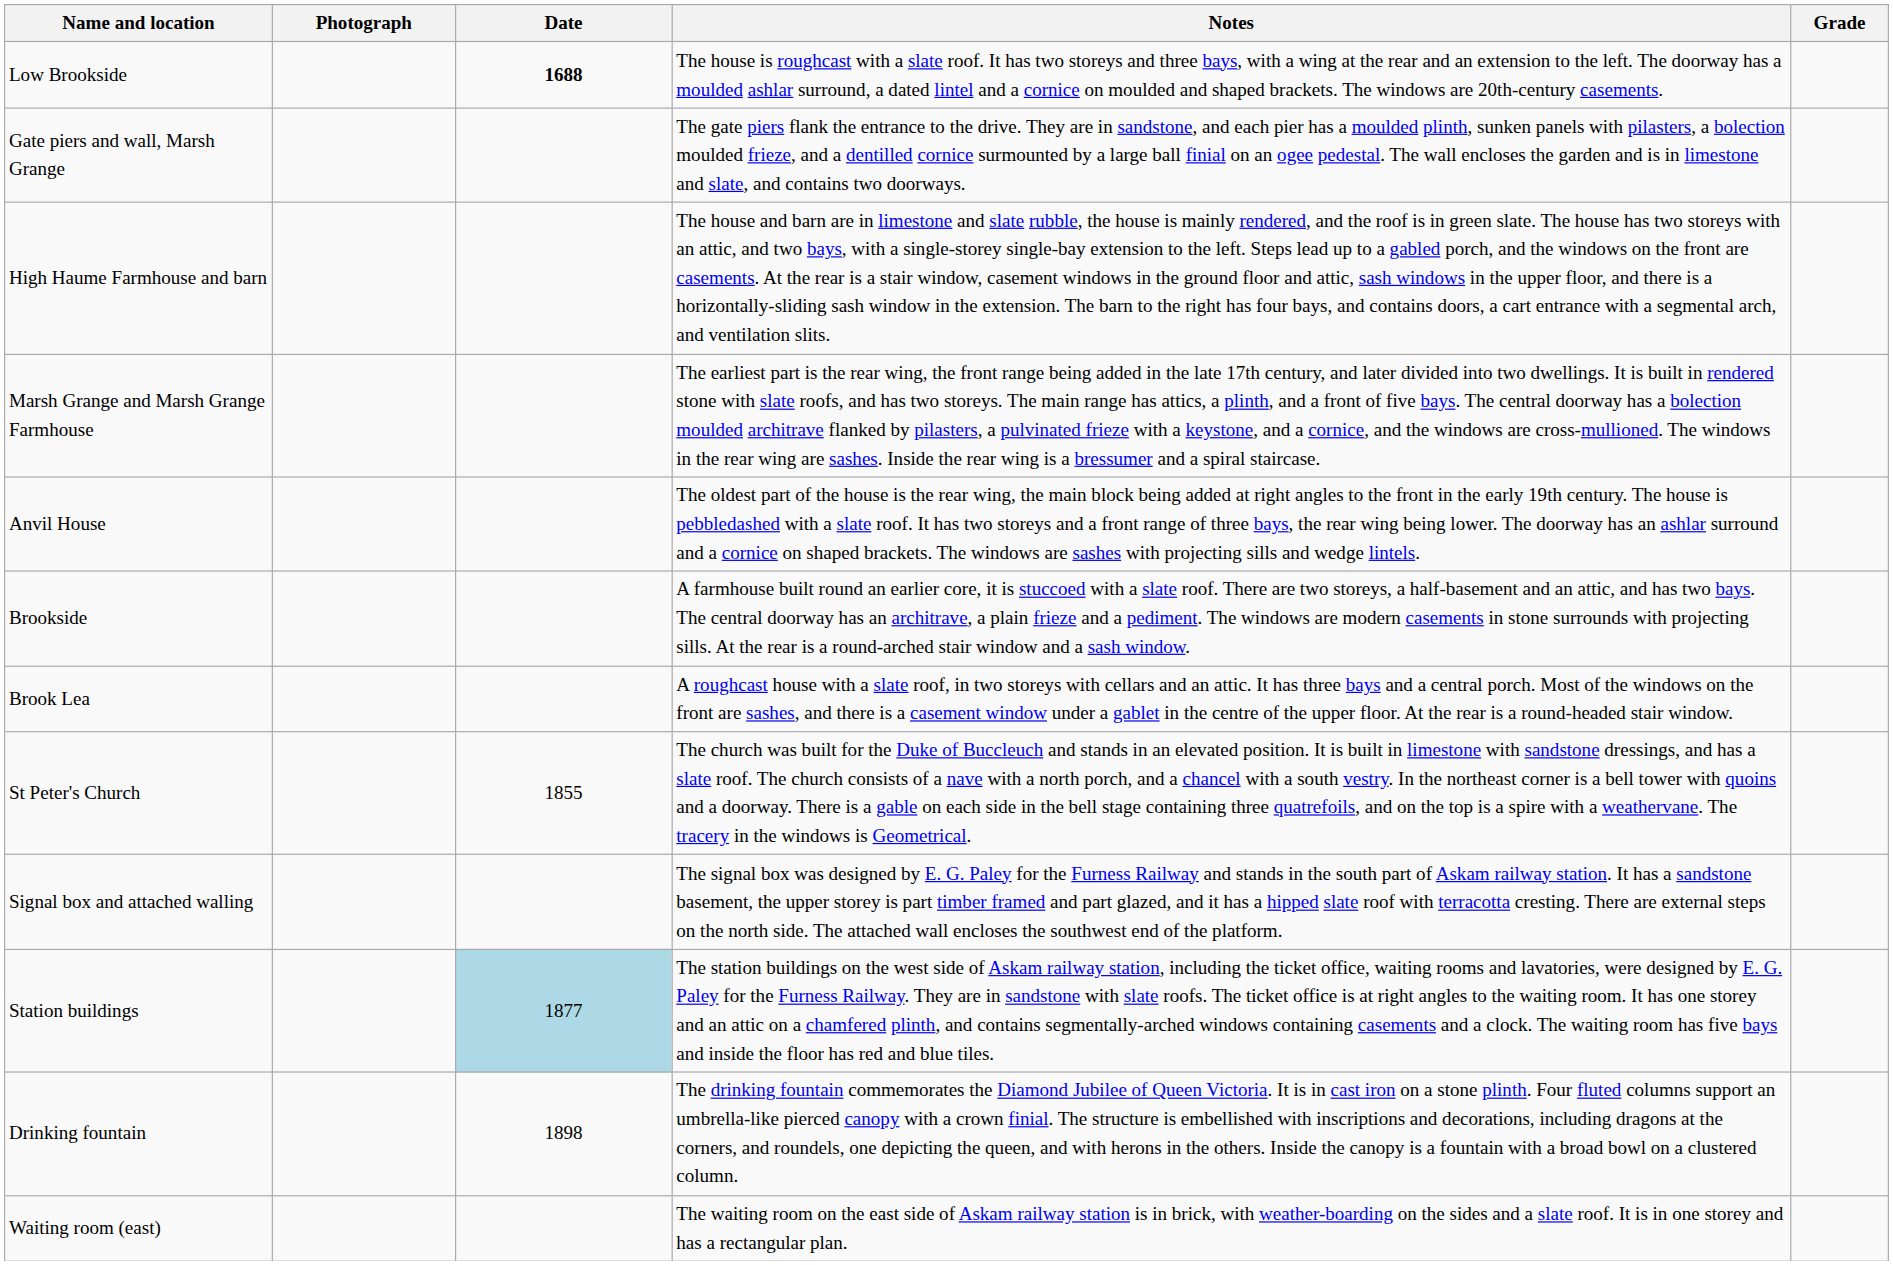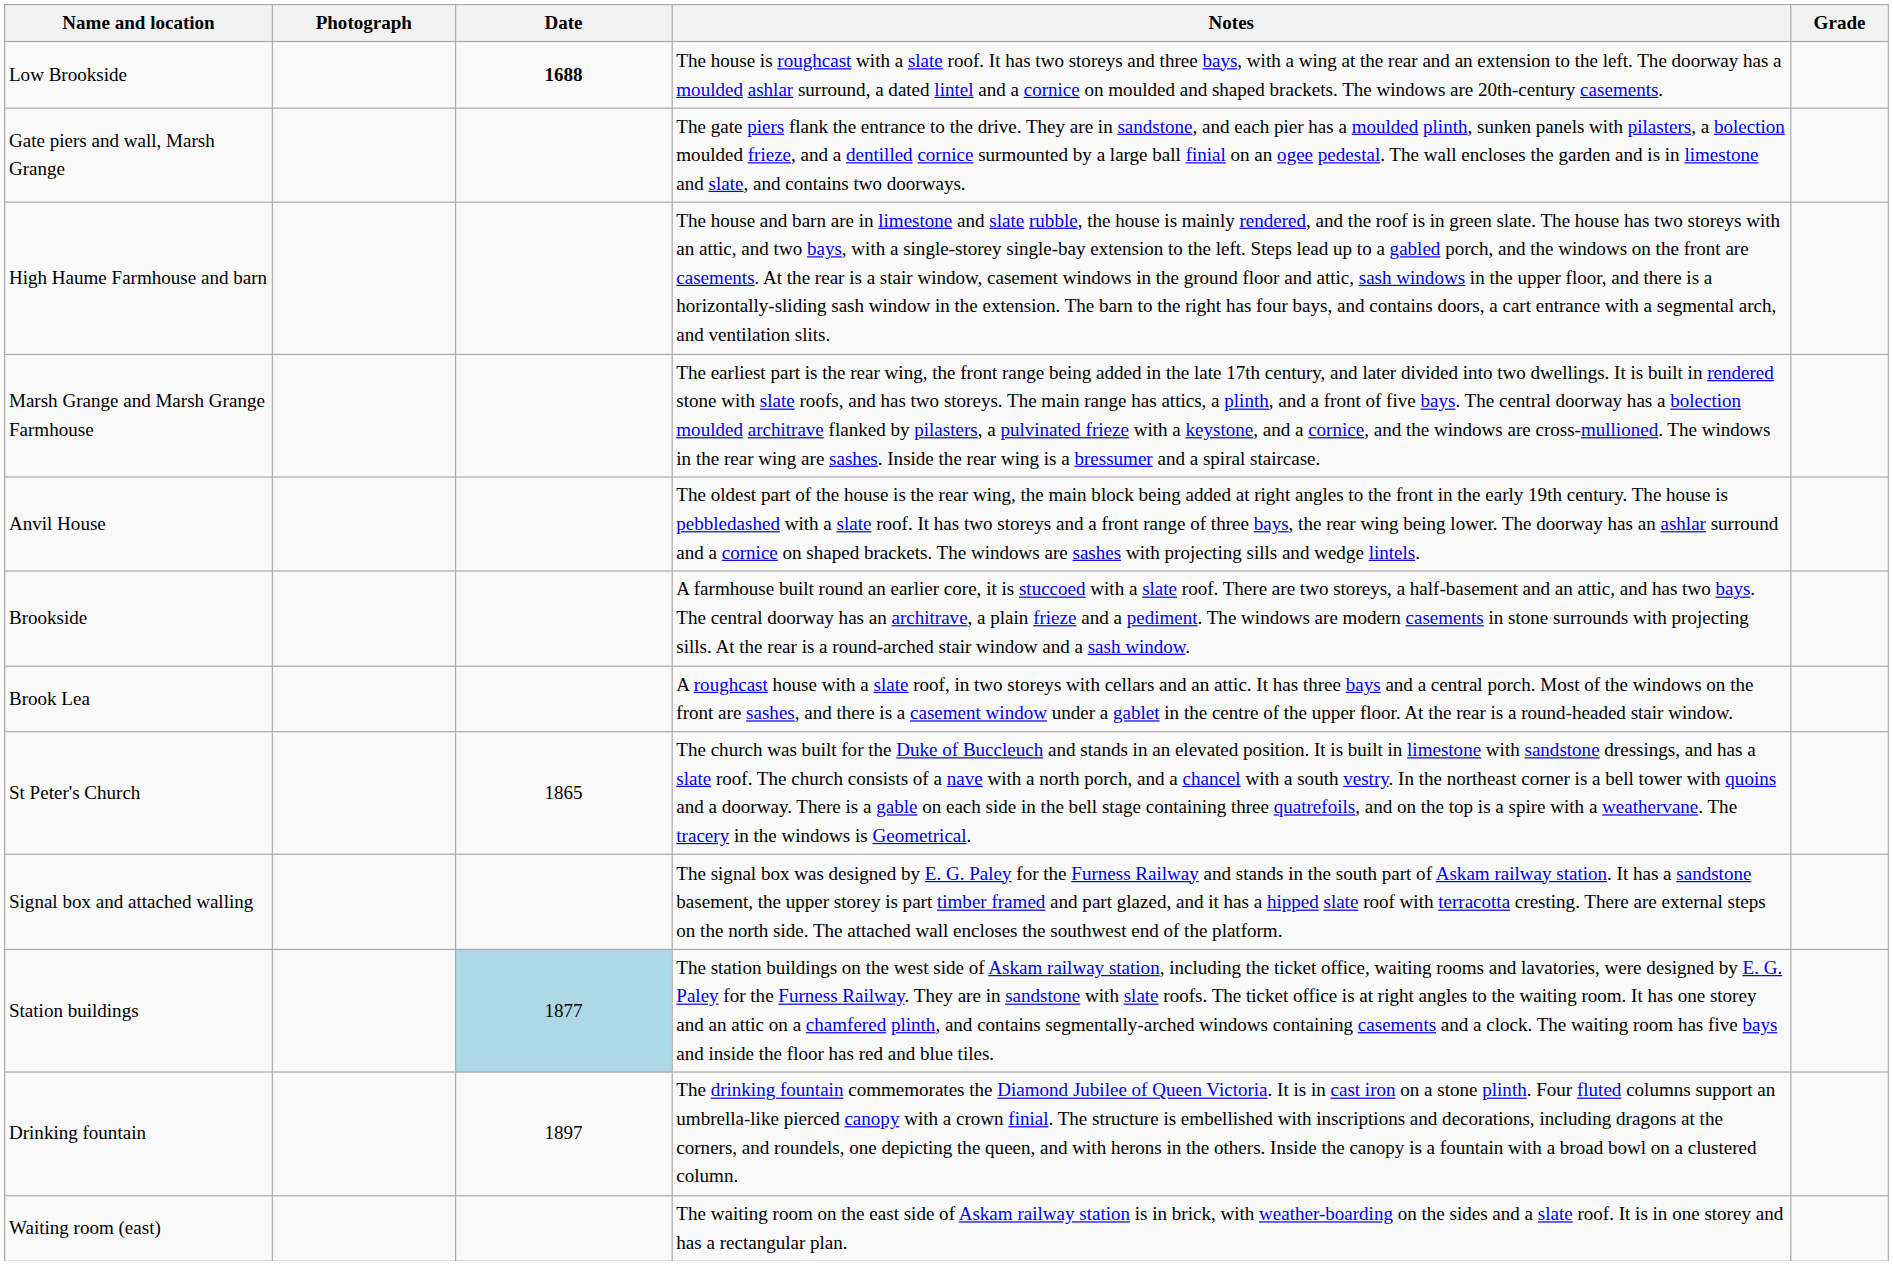(564, 793) 1855 -> (564, 793) 1865
(564, 1133) 1898 -> (564, 1133) 1897
